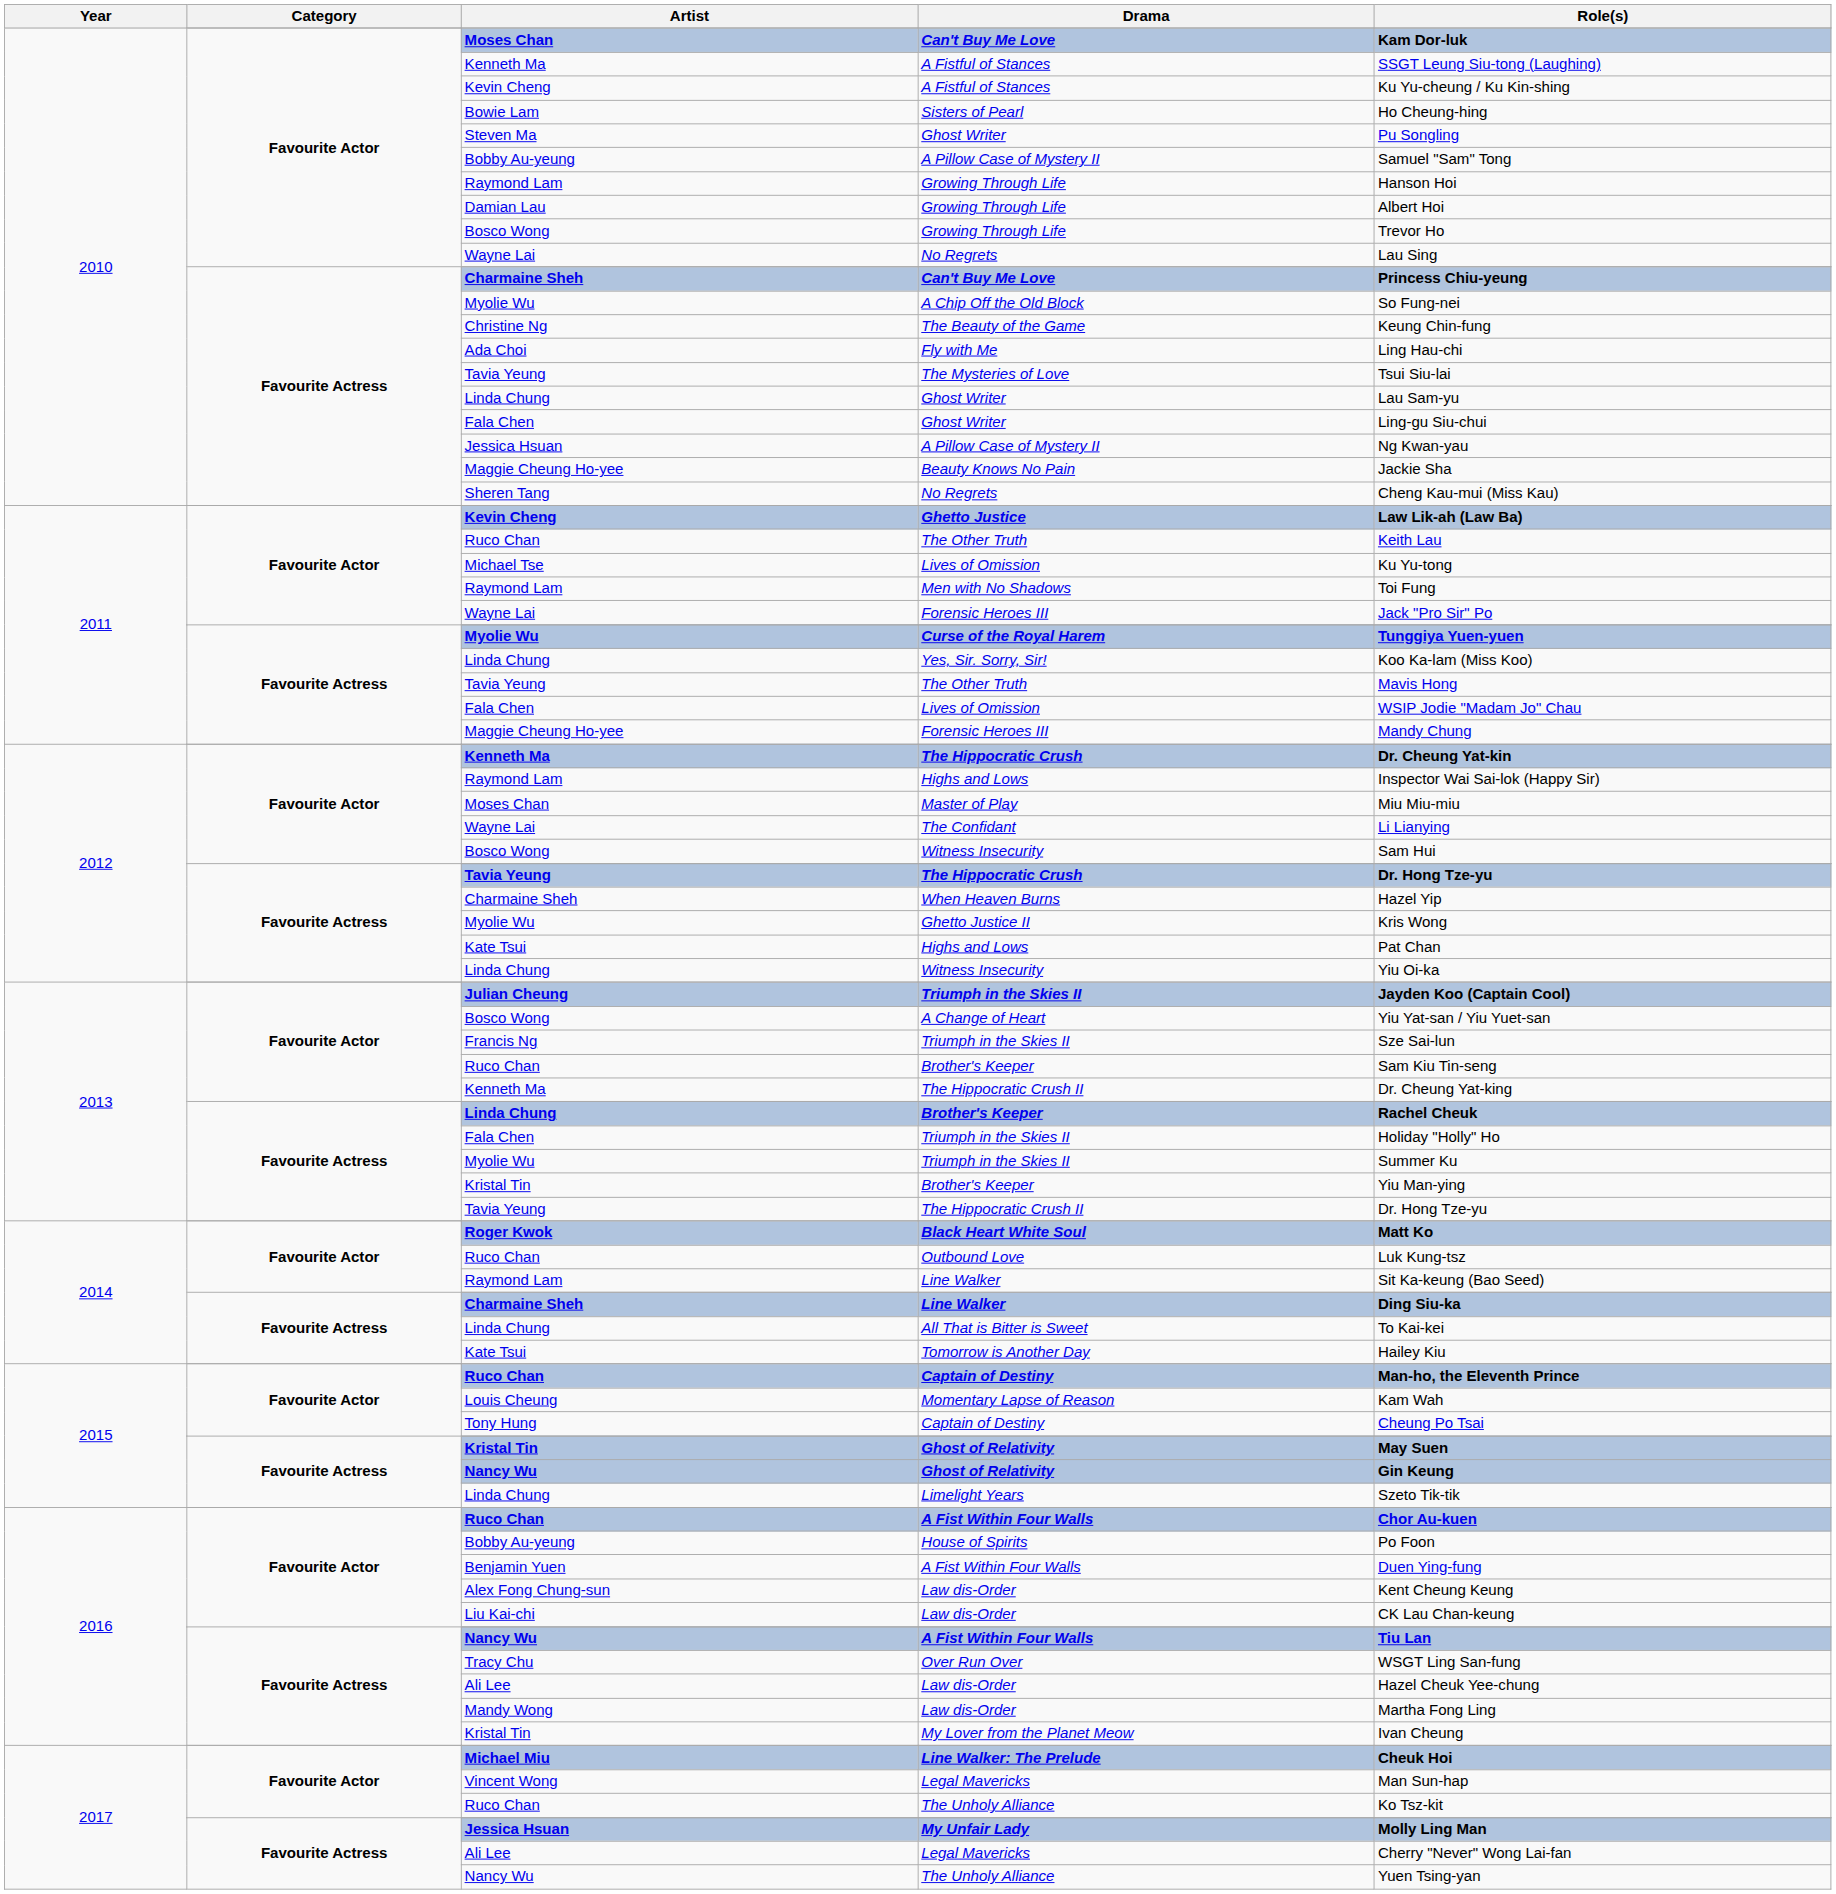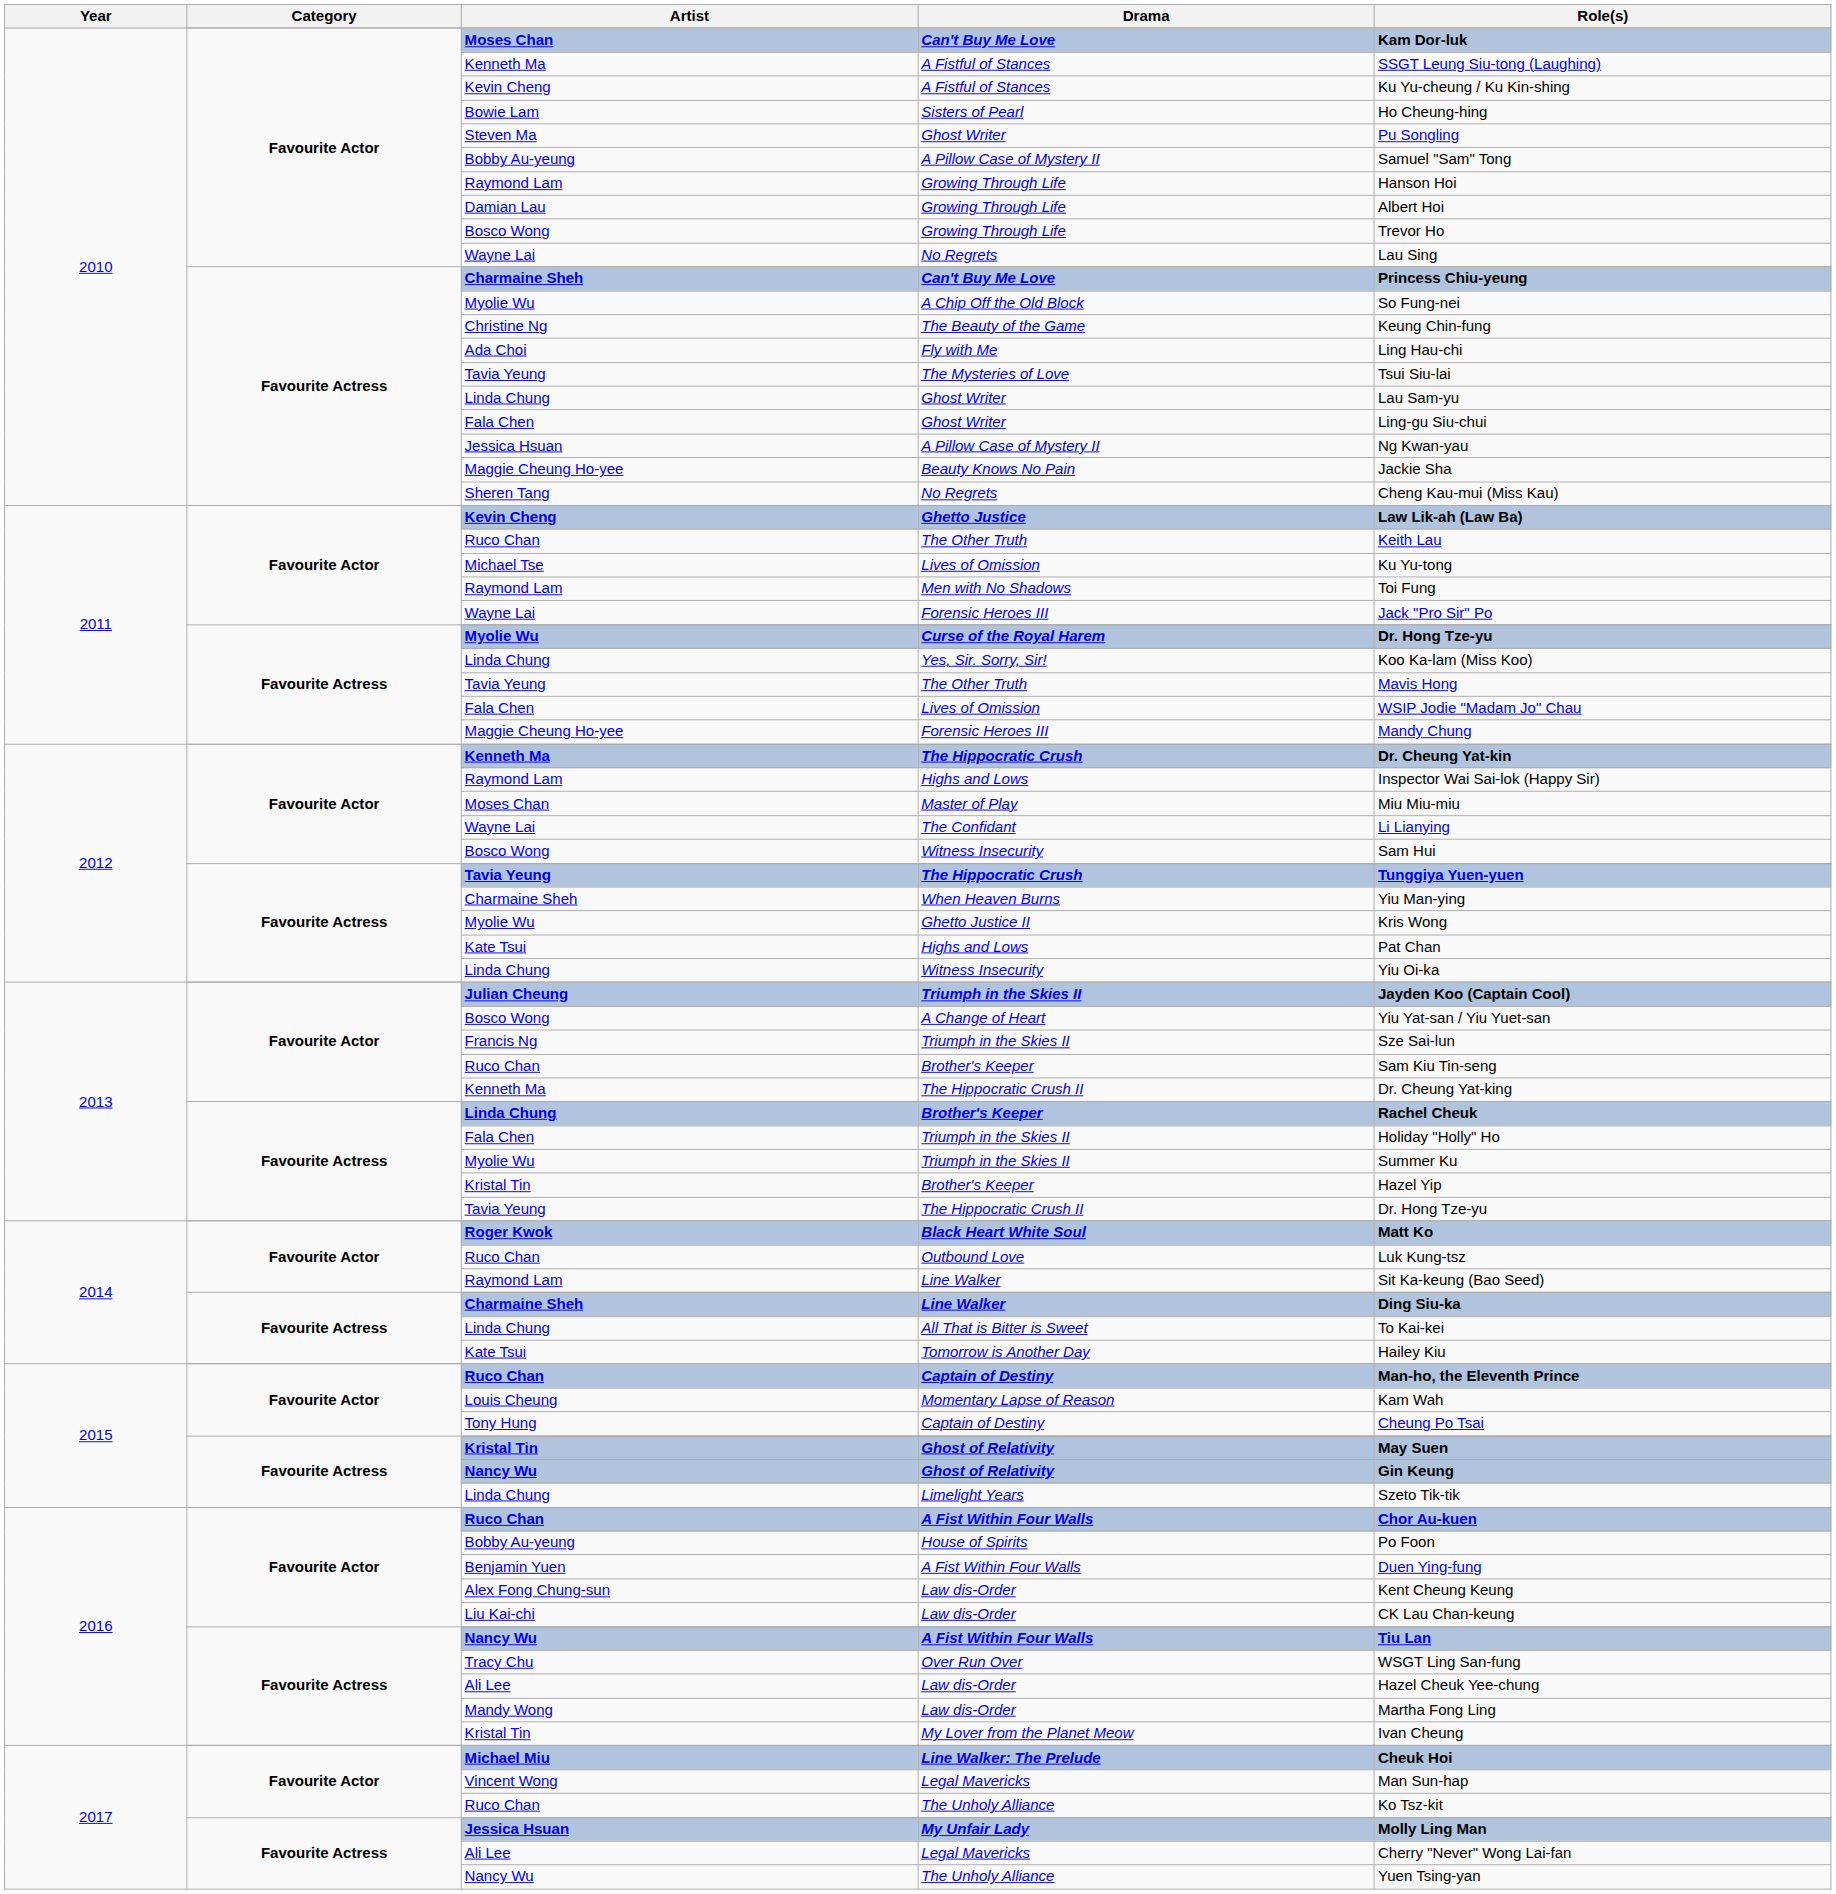(1451, 636) Tunggiya Yuen-yuen -> (1435, 636) Dr. Hong Tze-yu
(1435, 875) Dr. Hong Tze-yu -> (1451, 875) Tunggiya Yuen-yuen
(1410, 898) Hazel Yip -> (1422, 898) Yiu Man-ying
(1422, 1185) Yiu Man-ying -> (1410, 1185) Hazel Yip
